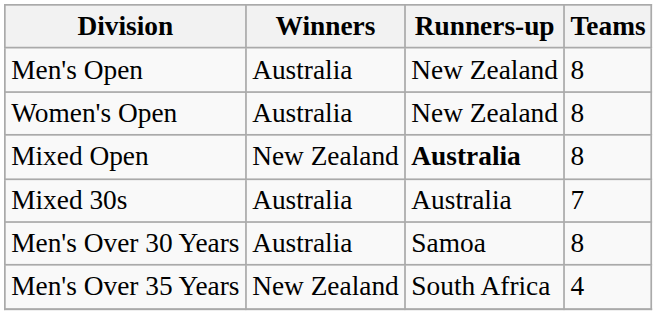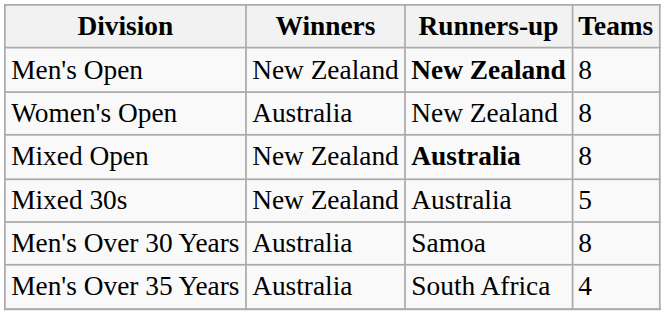(302, 69) Australia -> (325, 69) New Zealand
(485, 69) normal -> (489, 69) bold
(302, 199) Australia -> (325, 199) New Zealand
(577, 199) 7 -> (585, 199) 5
(325, 286) New Zealand -> (302, 286) Australia
